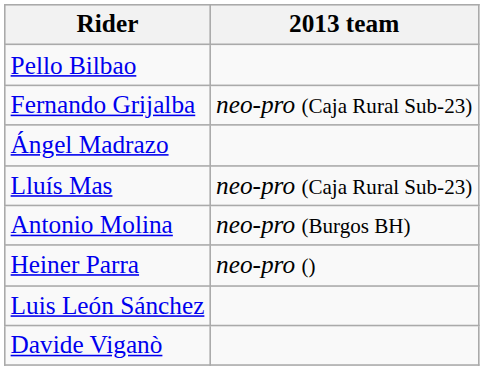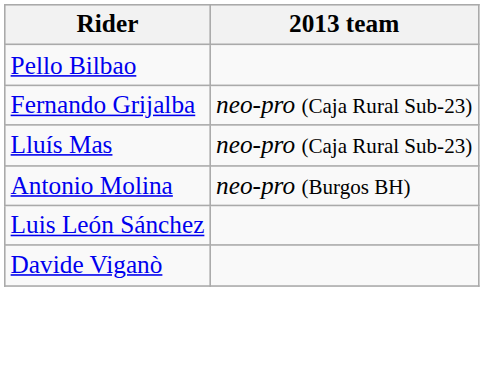- row: (90, 144)
- row: (75, 265)
